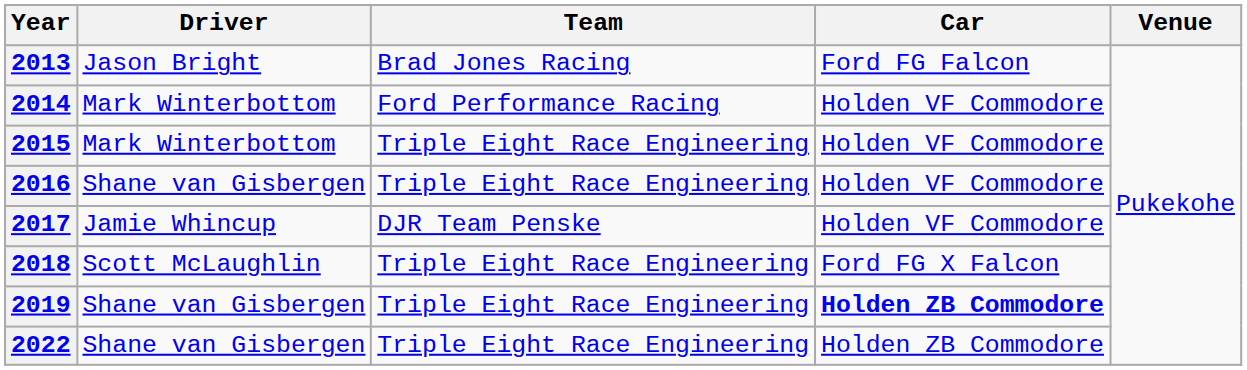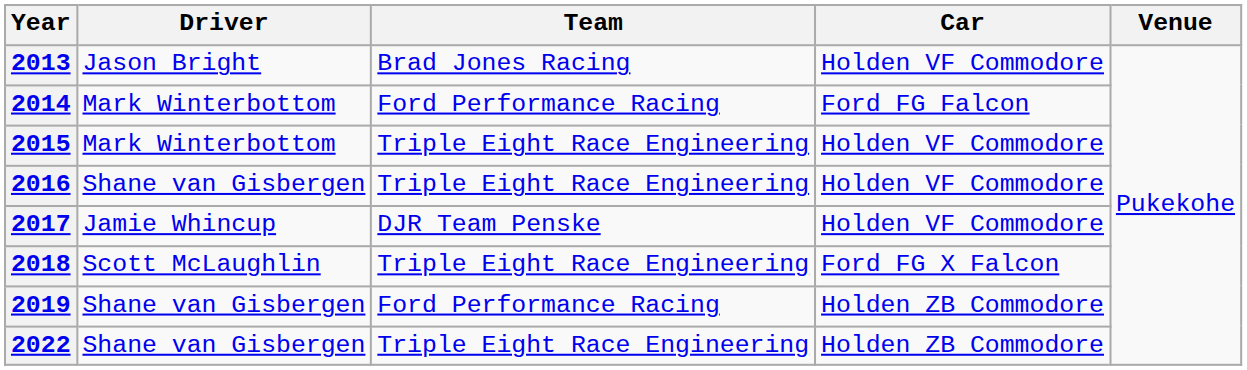(925, 65) Ford FG Falcon -> (963, 65) Holden VF Commodore
(963, 106) Holden VF Commodore -> (925, 106) Ford FG Falcon
(593, 306) Triple Eight Race Engineering -> (549, 306) Ford Performance Racing
(963, 306) bold -> (963, 306) normal
